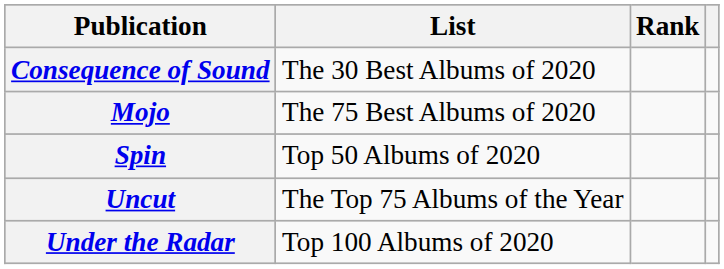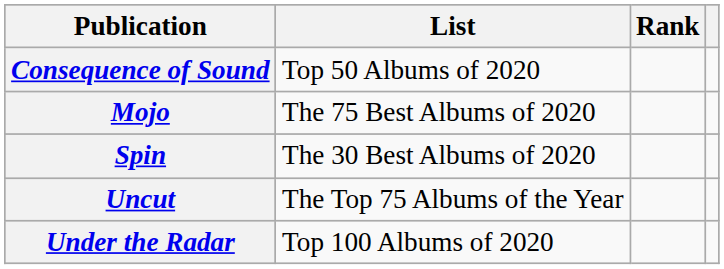(439, 69) The 30 Best Albums of 2020 -> (411, 69) Top 50 Albums of 2020
(411, 155) Top 50 Albums of 2020 -> (439, 155) The 30 Best Albums of 2020
